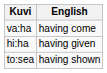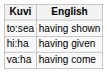rows swapped: (19, 28) <-> (20, 60)
